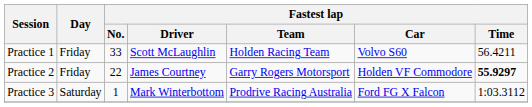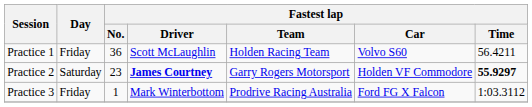(116, 53) 33 -> (116, 53) 36
(75, 73) Friday -> (81, 73) Saturday
(116, 73) 22 -> (116, 73) 23
(168, 73) normal -> (171, 73) bold
(81, 92) Saturday -> (75, 92) Friday
